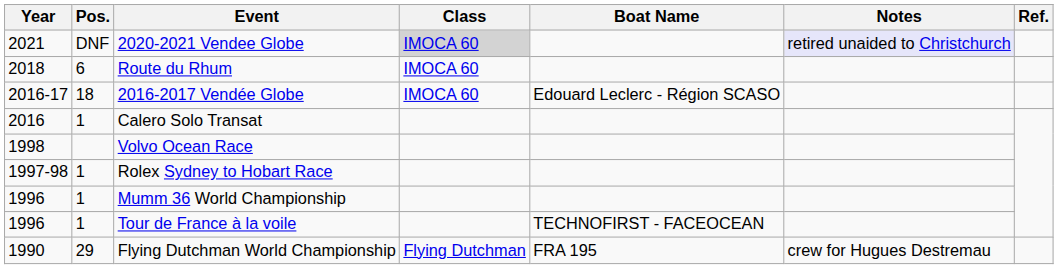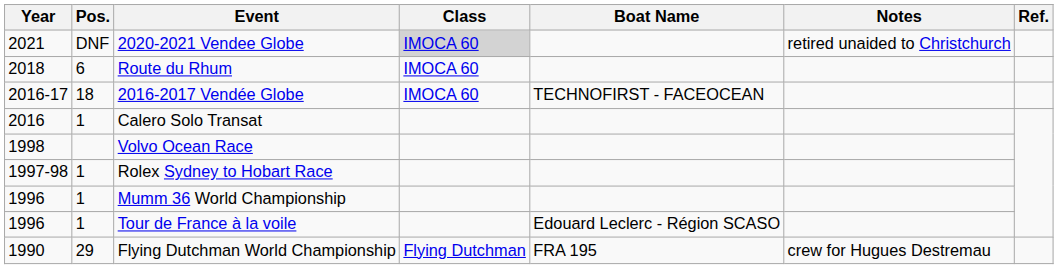(899, 43) lavender background -> (899, 43) no background
(657, 95) Edouard Leclerc - Région SCASO -> (649, 95) TECHNOFIRST - FACEOCEAN
(649, 224) TECHNOFIRST - FACEOCEAN -> (657, 224) Edouard Leclerc - Région SCASO
